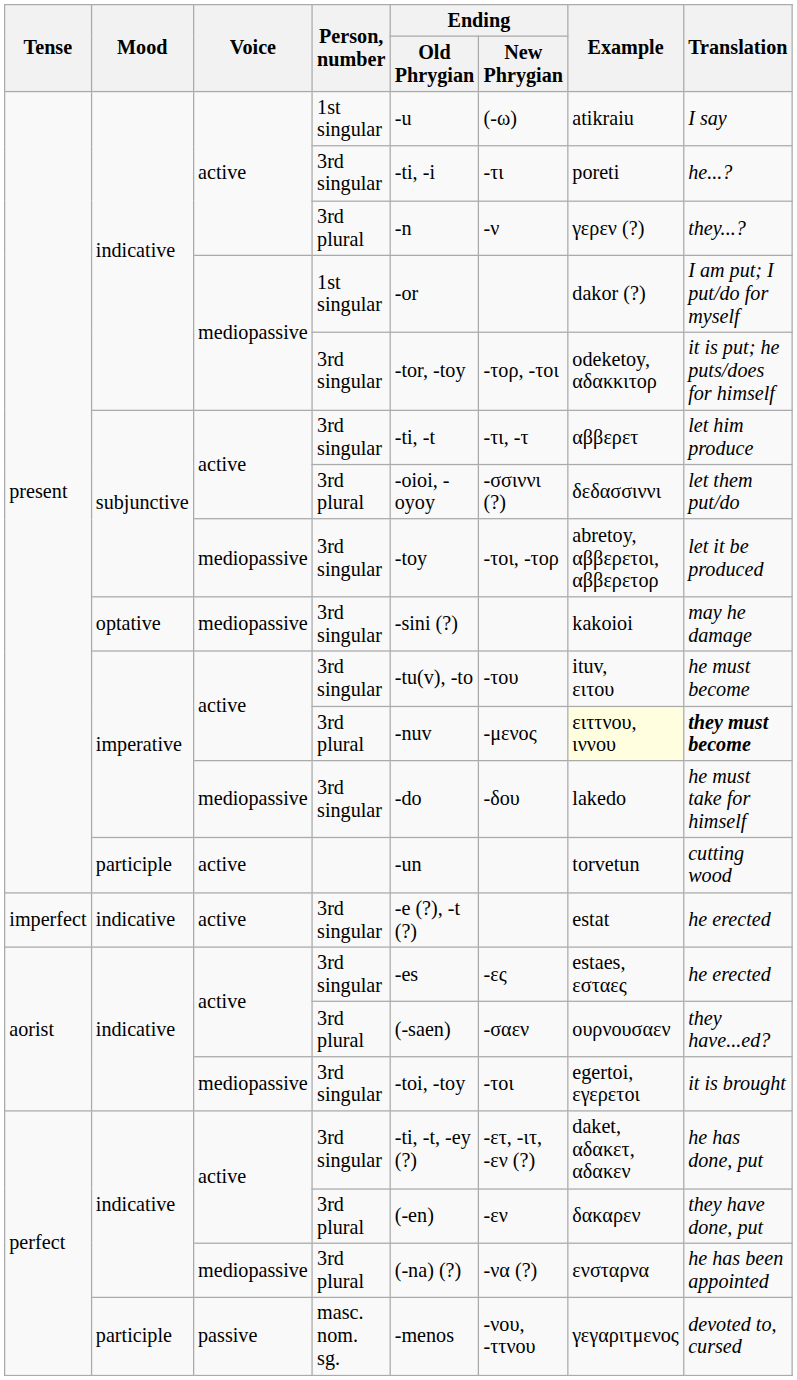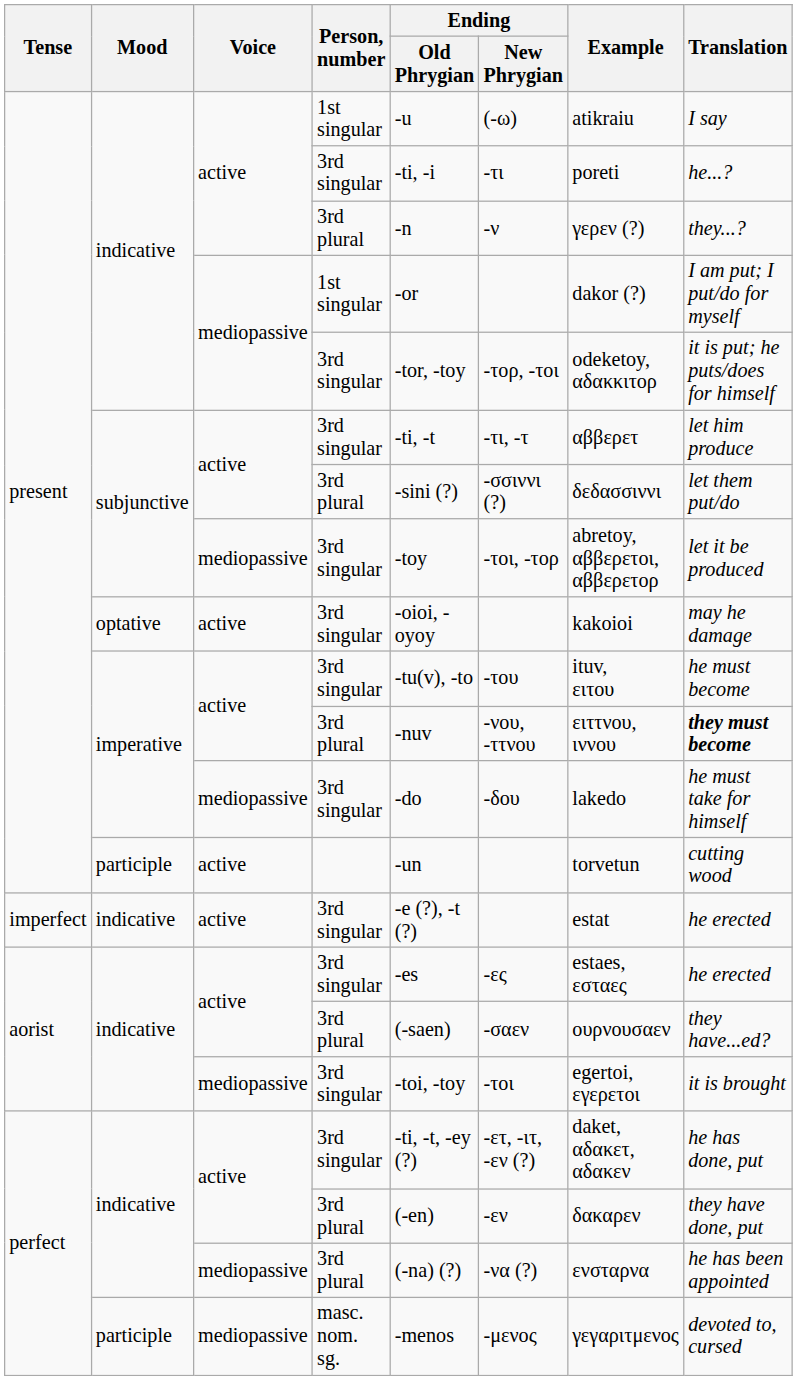(422, 491) -oioi, -oyoy -> (426, 491) -sini (?)
(253, 623) mediopassive -> (222, 623) active
(426, 623) -sini (?) -> (422, 623) -oioi, -oyoy
(510, 733) -μενος -> (510, 733) -νου, -ττνου
(604, 733) lightyellow background -> (604, 733) no background
(228, 1336) passive -> (253, 1336) mediopassive
(510, 1336) -νου, -ττνου -> (510, 1336) -μενος
